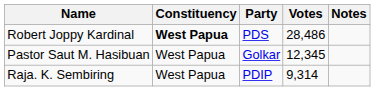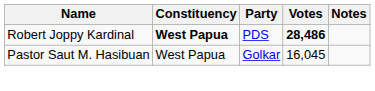(306, 34) normal -> (306, 34) bold
(306, 55) 12,345 -> (306, 55) 16,045
- row: (61, 75)
